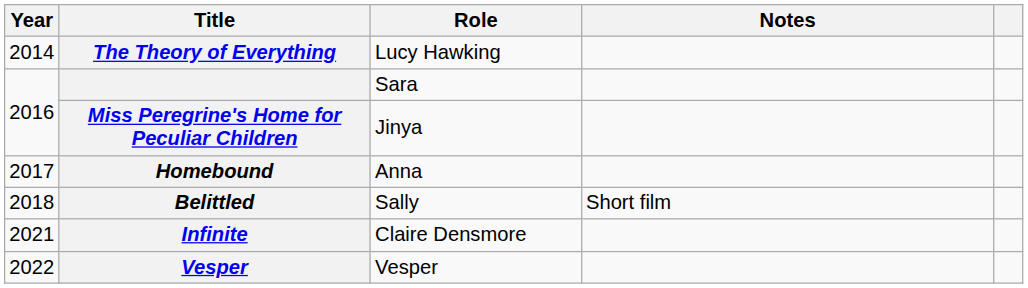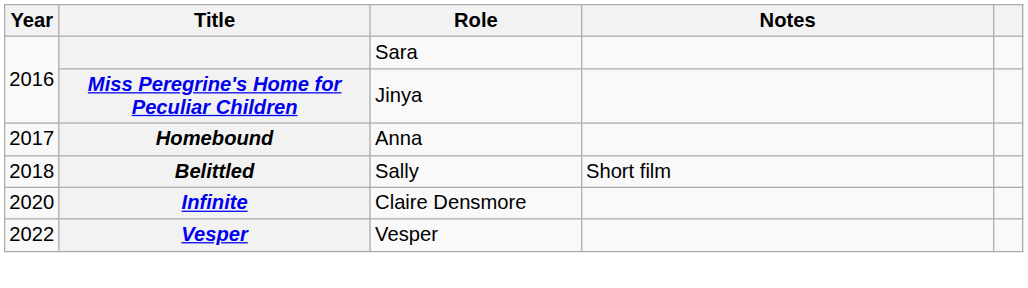- row: (215, 52)
(32, 235) 2021 -> (32, 203) 2020
